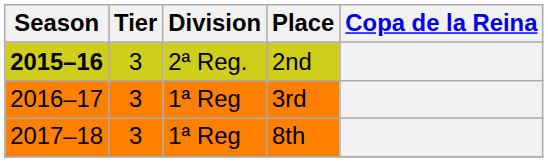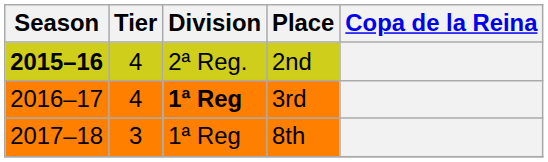(136, 61) 3 -> (136, 61) 4
(136, 99) 3 -> (136, 99) 4
(205, 99) normal -> (205, 99) bold
